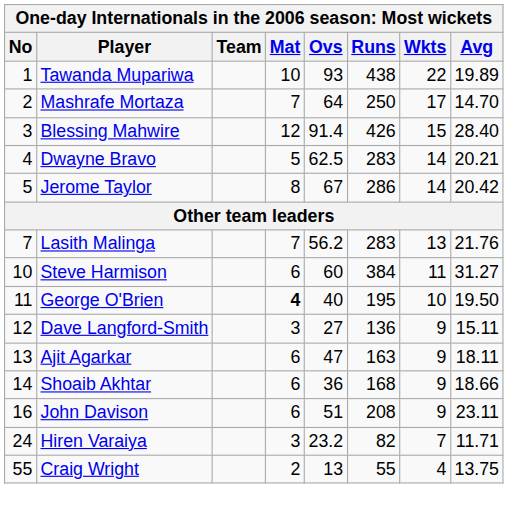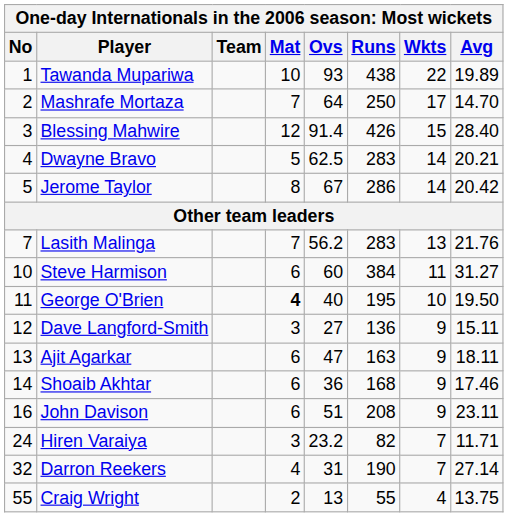(477, 384) 18.66 -> (477, 384) 17.46
+ row: (103, 469)
